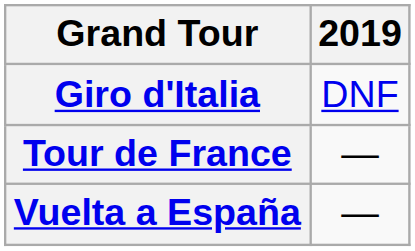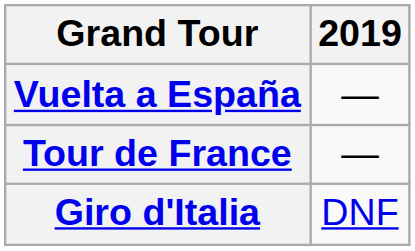rows swapped: (157, 93) <-> (157, 213)
